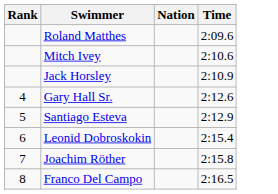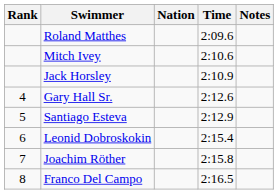+ column: (255, 14)
